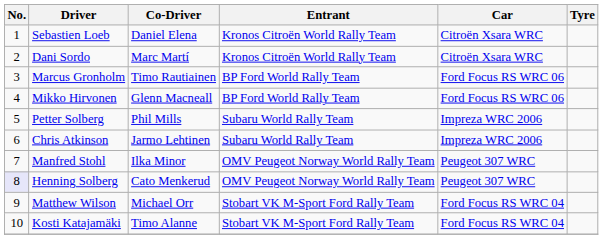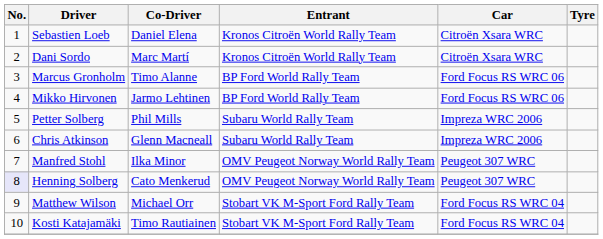(174, 77) Timo Rautiainen -> (164, 77) Timo Alanne
(172, 97) Glenn Macneall -> (171, 97) Jarmo Lehtinen
(171, 139) Jarmo Lehtinen -> (172, 139) Glenn Macneall
(164, 223) Timo Alanne -> (174, 223) Timo Rautiainen
